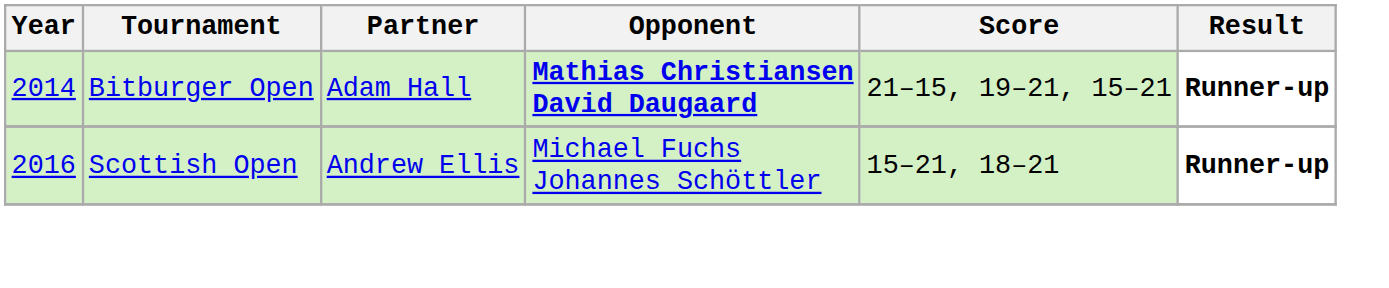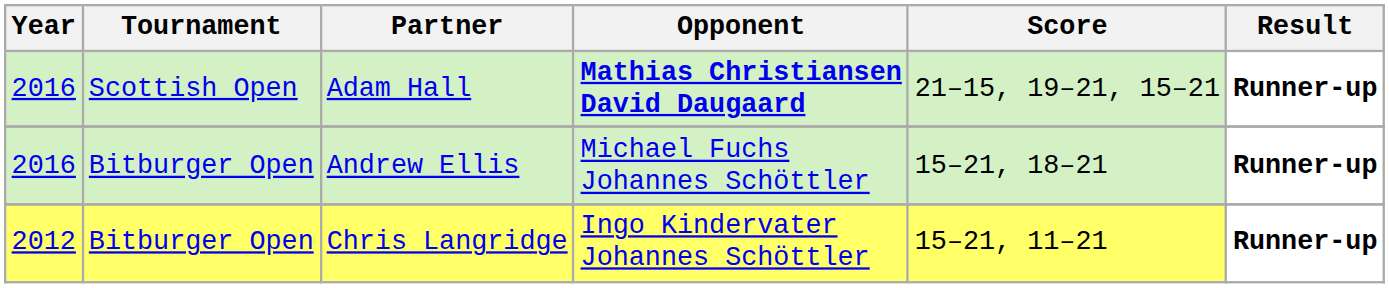(44, 88) 2014 -> (44, 88) 2016
(201, 88) Bitburger Open -> (193, 88) Scottish Open
(193, 165) Scottish Open -> (201, 165) Bitburger Open
+ row: (447, 243)
